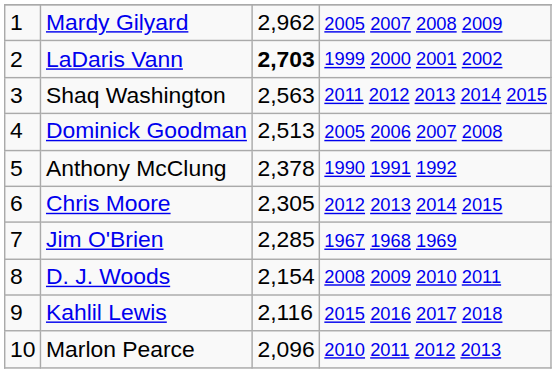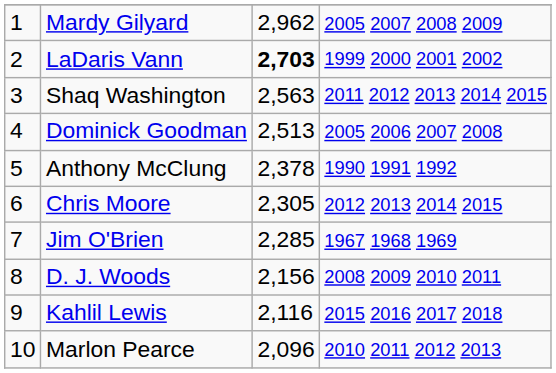(286, 276) 2,154 -> (286, 276) 2,156
